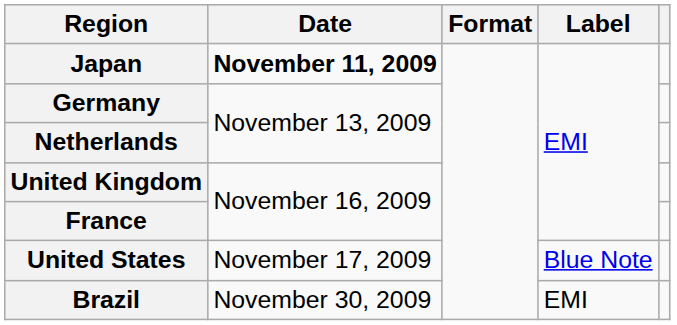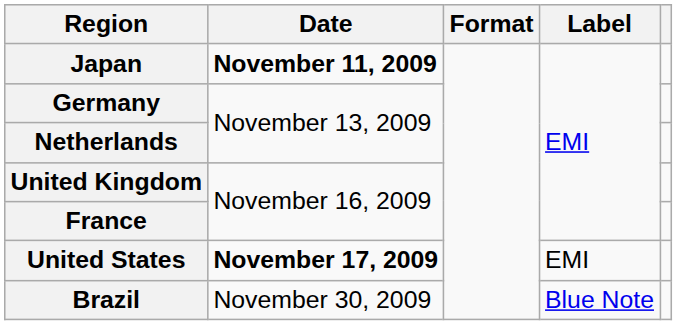(322, 260) normal -> (326, 260) bold
(598, 260) Blue Note -> (567, 260) EMI
(566, 299) EMI -> (600, 299) Blue Note
